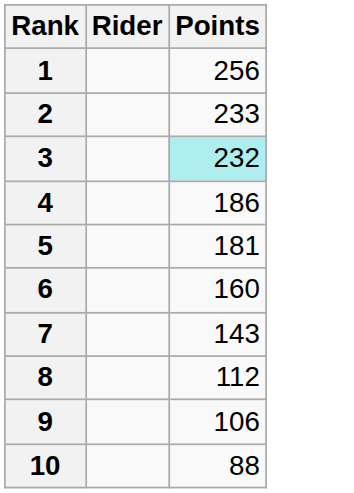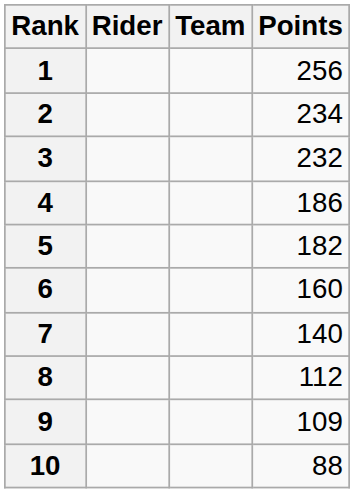+ column: (210, 26)
(237, 114) 233 -> (320, 114) 234
(237, 158) paleturquoise background -> (320, 158) no background
(237, 245) 181 -> (320, 245) 182
(237, 333) 143 -> (320, 333) 140
(237, 421) 106 -> (320, 421) 109
